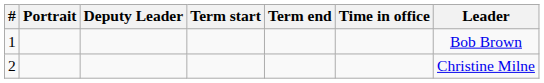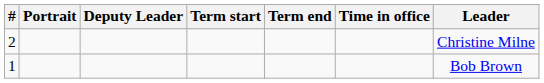rows swapped: (12, 41) <-> (12, 66)
